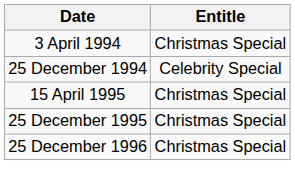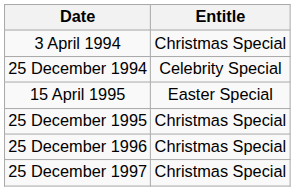(220, 95) Christmas Special -> (220, 95) Easter Special
+ row: (78, 172)
